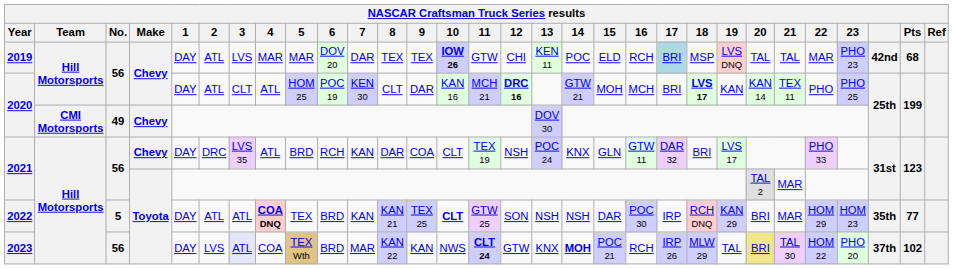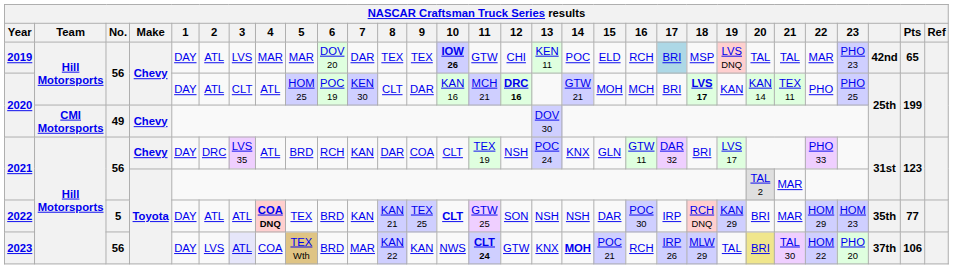(913, 58) 68 -> (913, 58) 65
(913, 248) 102 -> (913, 248) 106
